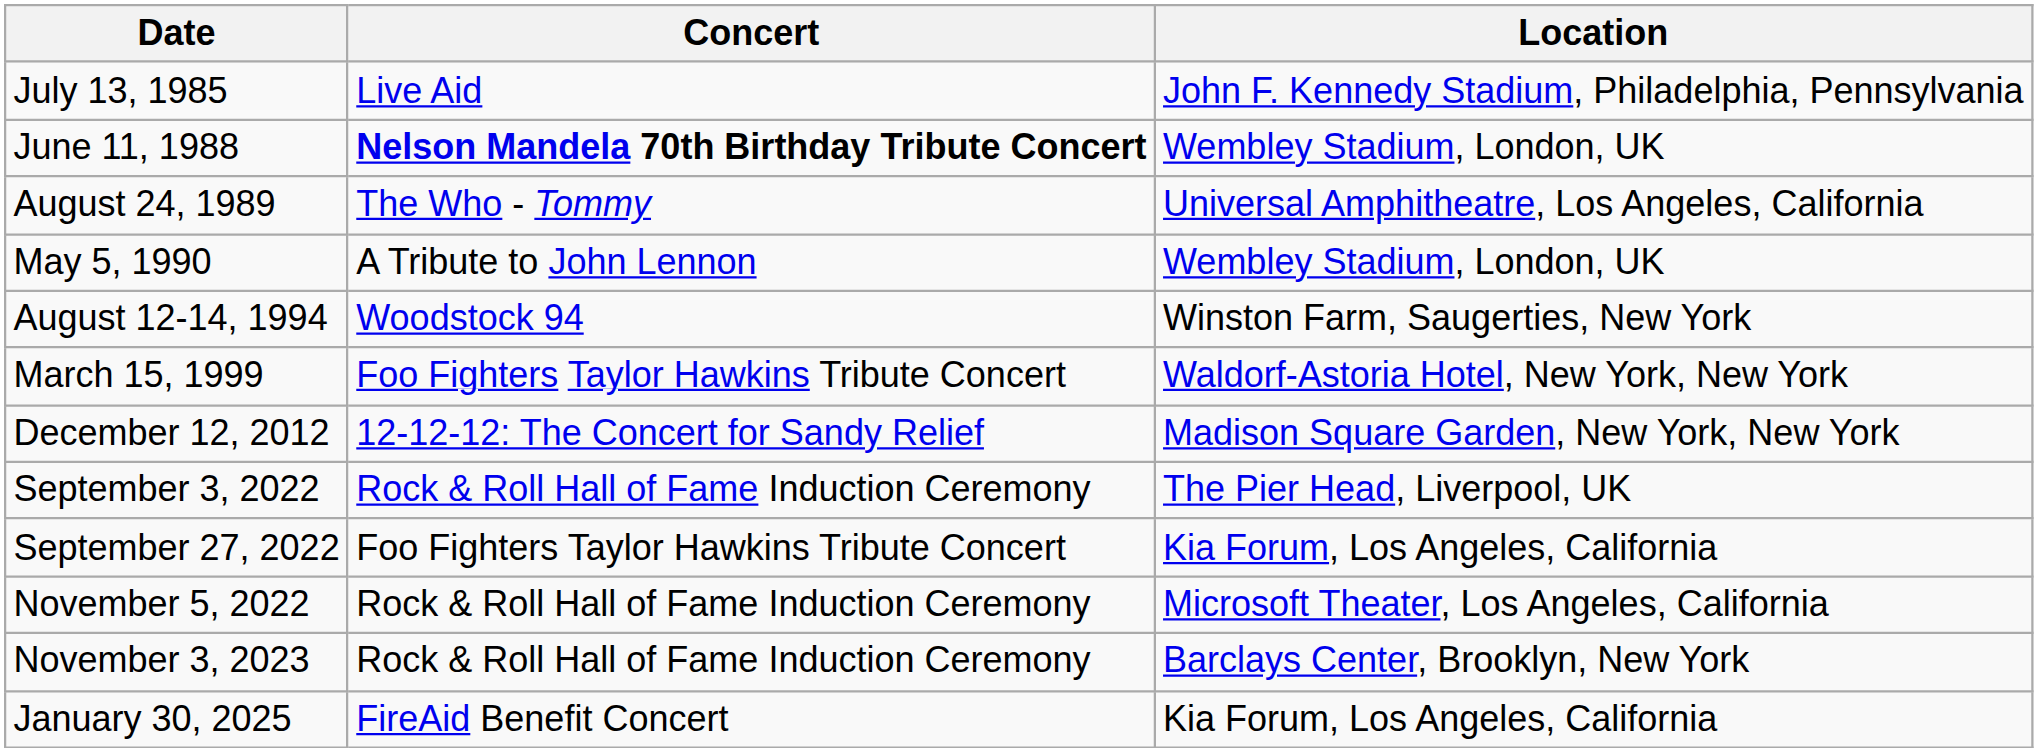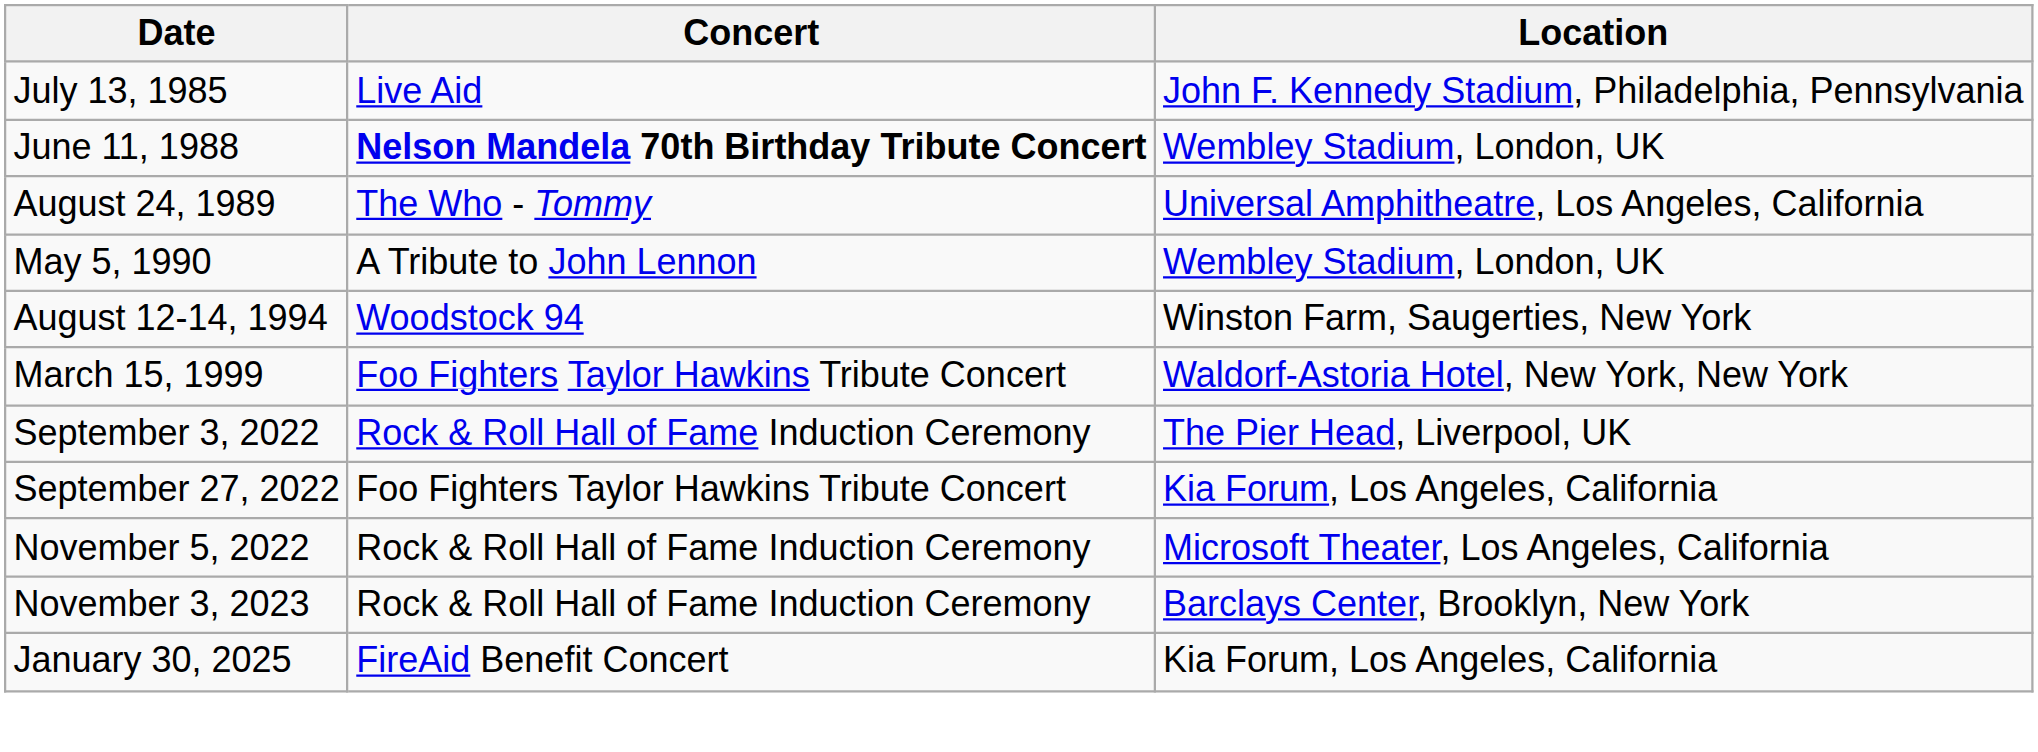- row: (172, 432)
